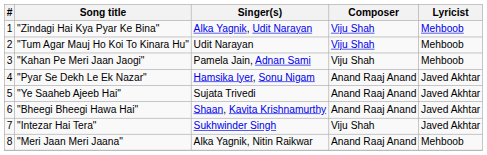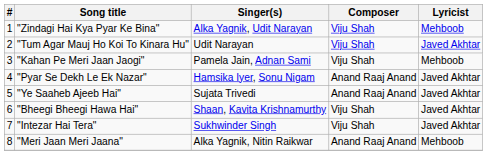(442, 45) Mehboob -> (451, 45) Javed Akhtar
(374, 110) Anand Raaj Anand -> (353, 110) Viju Shah
